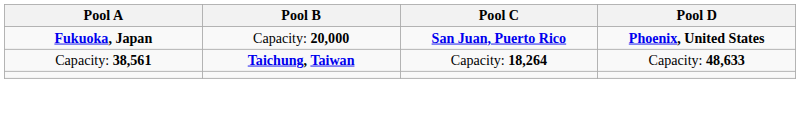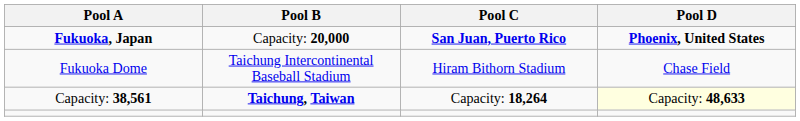+ row: (103, 68)
(697, 60) no background -> (697, 98) lightyellow background
